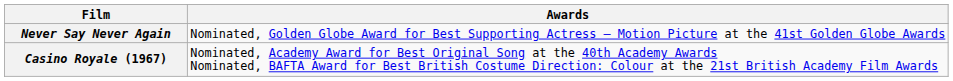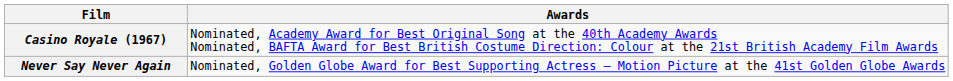rows swapped: (96, 59) <-> (96, 33)
